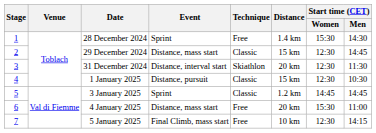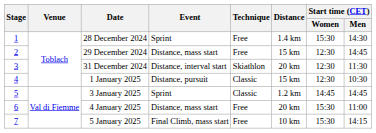(245, 52) Classic -> (240, 52) Free
(325, 120) 12:30 -> (325, 120) 15:30
